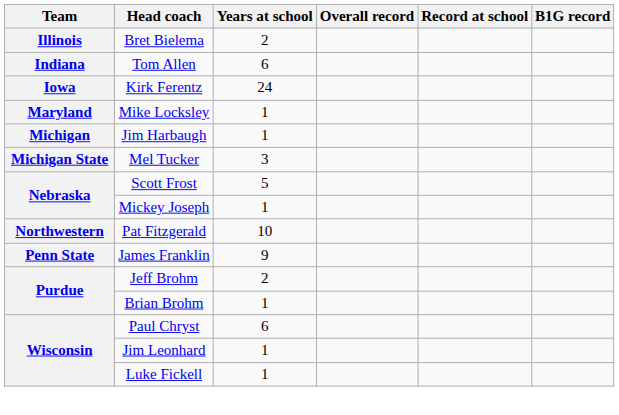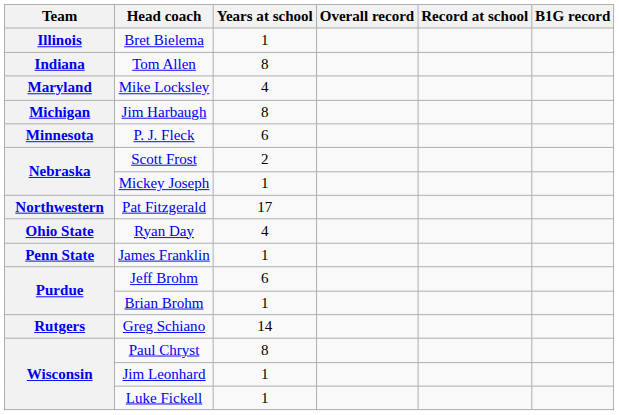(265, 40) 2 -> (265, 40) 1
(265, 64) 6 -> (265, 64) 8
- row: (164, 87)
(265, 111) 1 -> (265, 87) 4
(265, 135) 1 -> (265, 111) 8
- row: (164, 159)
+ row: (164, 135)
(265, 183) 5 -> (265, 159) 2
(265, 231) 10 -> (265, 207) 17
+ row: (164, 231)
(265, 254) 9 -> (265, 254) 1
(265, 278) 2 -> (265, 278) 6
+ row: (164, 326)
(265, 326) 6 -> (265, 350) 8
